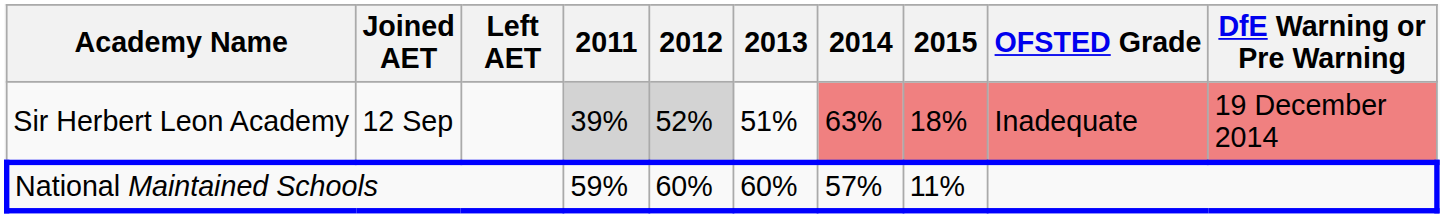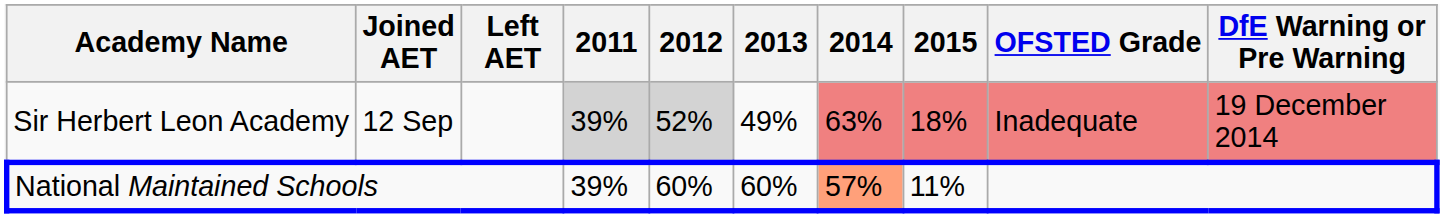(769, 120) 51% -> (769, 120) 49%
(599, 186) 59% -> (599, 186) 39%
(854, 186) no background -> (854, 186) lightsalmon background
